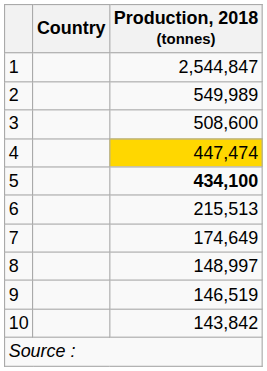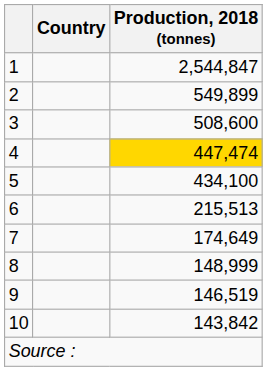(226, 95) 549,989 -> (226, 95) 549,899
(226, 180) bold -> (226, 180) normal
(226, 266) 148,997 -> (226, 266) 148,999
